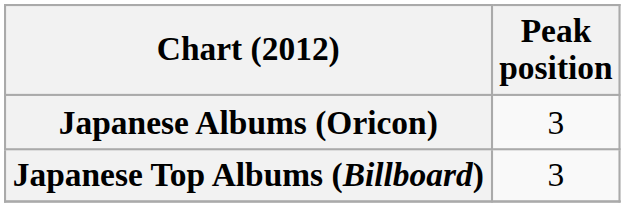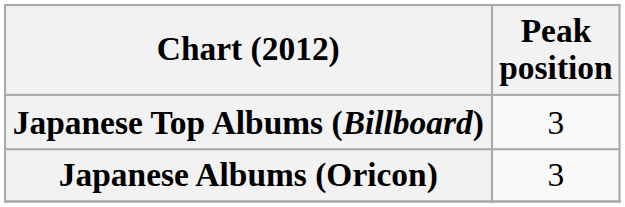rows swapped: (248, 174) <-> (248, 121)
